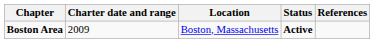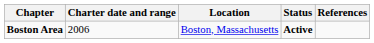(79, 30) 2009 -> (79, 30) 2006
